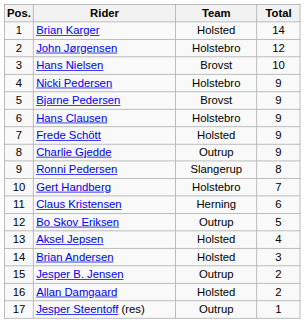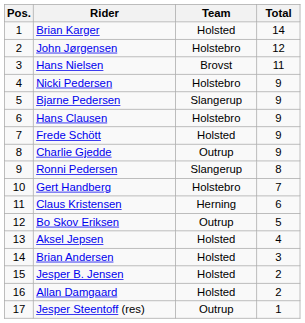(279, 65) 10 -> (279, 65) 11
(216, 100) Brovst -> (216, 100) Slangerup
(216, 274) Outrup -> (216, 274) Holsted
